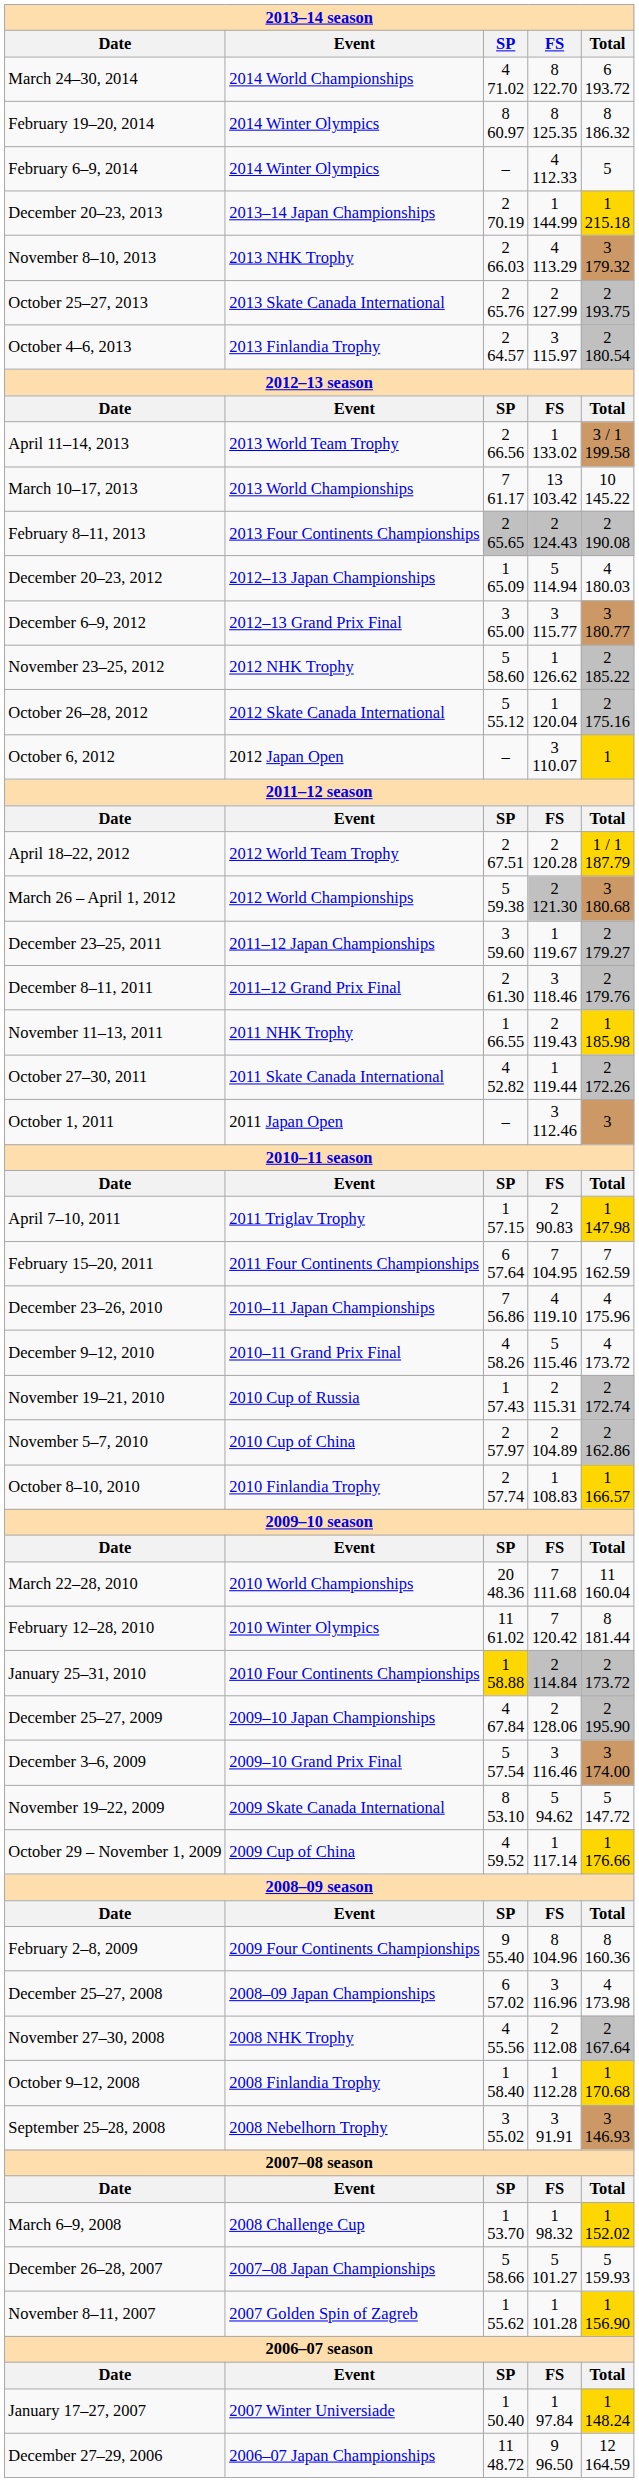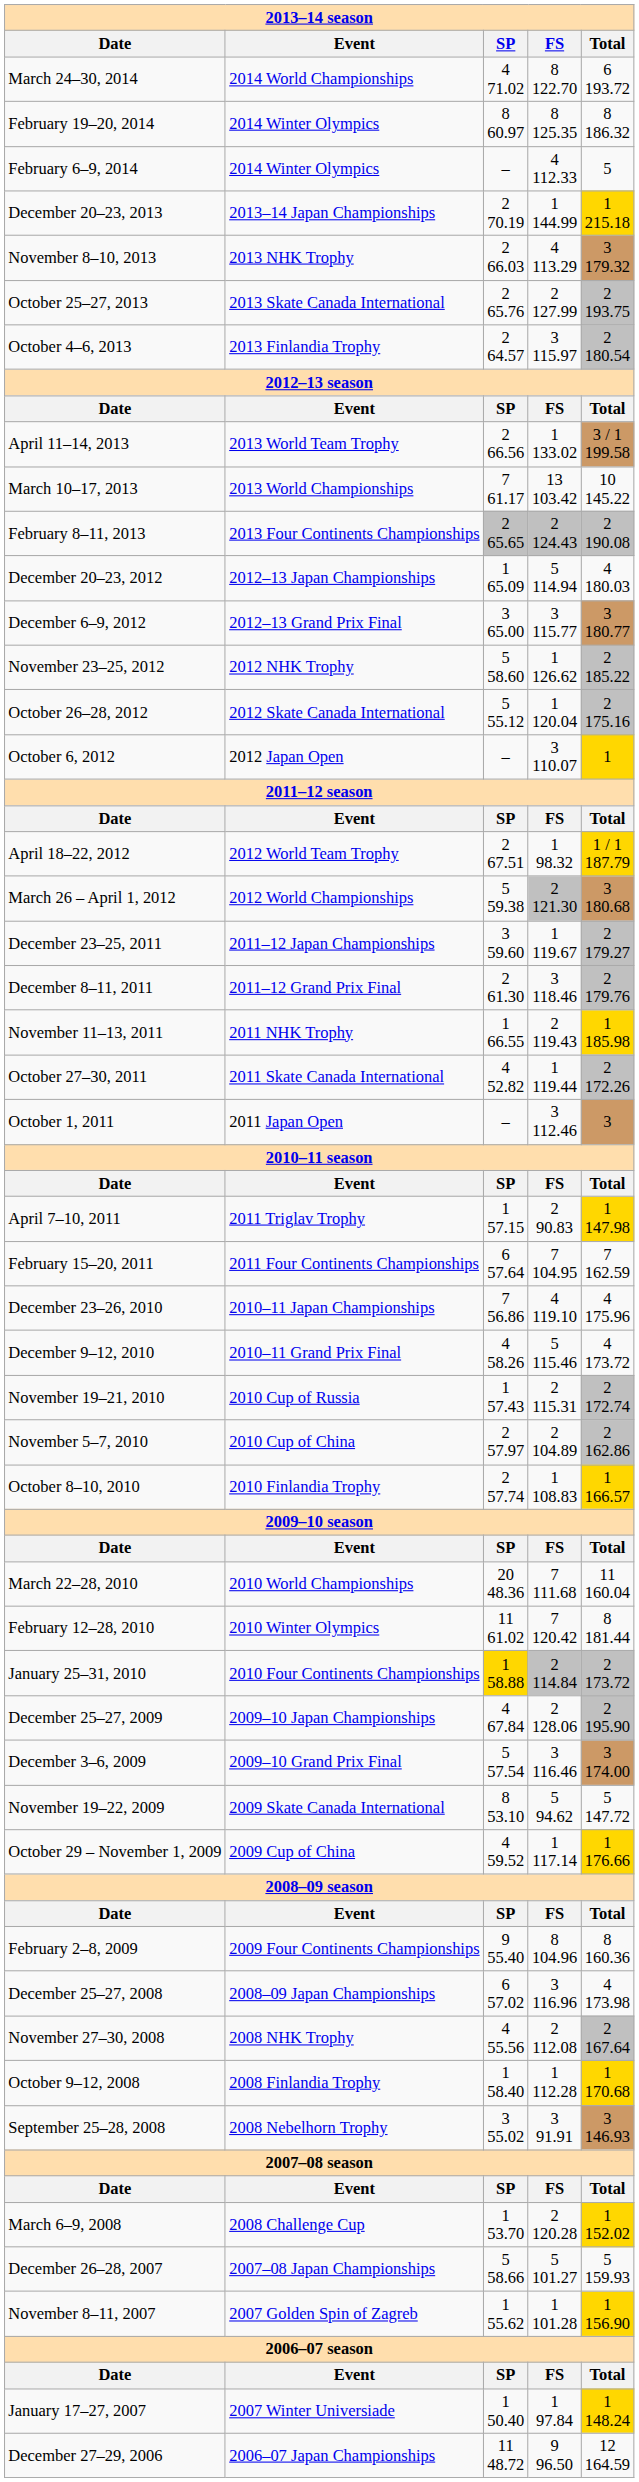(555, 853) 2 120.28 -> (555, 853) 1 98.32
(555, 2224) 1 98.32 -> (555, 2224) 2 120.28
